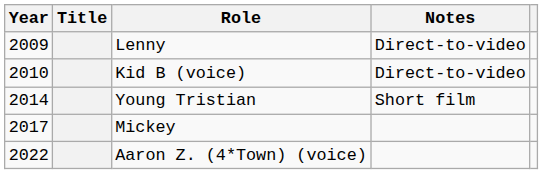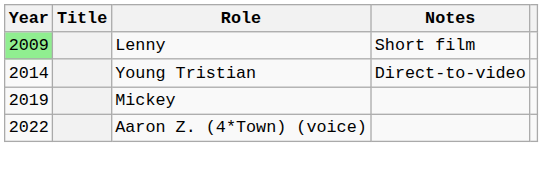(29, 46) no background -> (29, 46) lightgreen background
(450, 46) Direct-to-video -> (425, 46) Short film
- row: (181, 73)
(425, 100) Short film -> (450, 73) Direct-to-video
(29, 128) 2017 -> (29, 100) 2019
